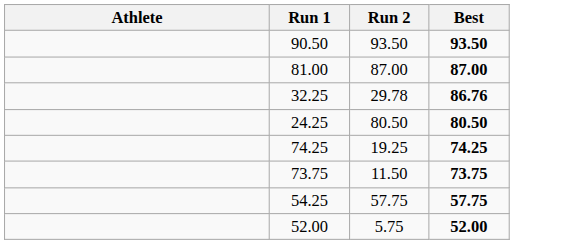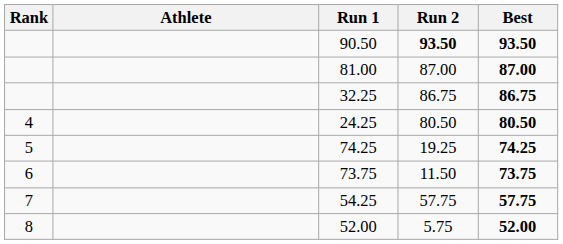+ column: (29, 17)
(389, 43) normal -> (438, 43) bold
(389, 95) 29.78 -> (438, 95) 86.75
(469, 95) 86.76 -> (518, 95) 86.75
